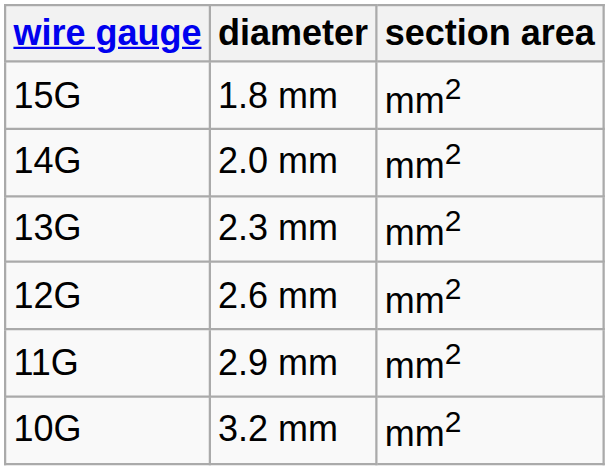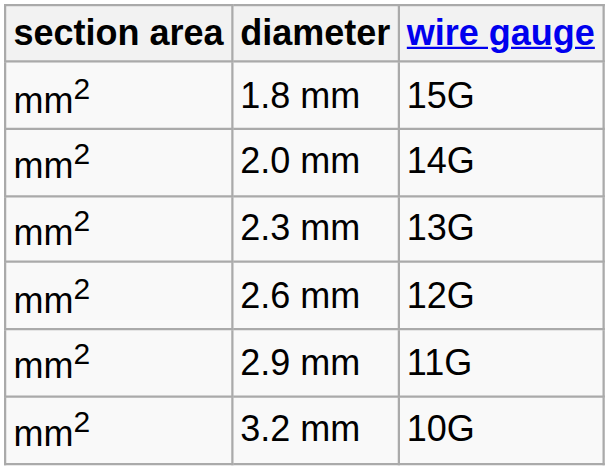columns swapped: (107, 33) <-> (490, 33)
